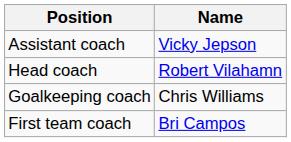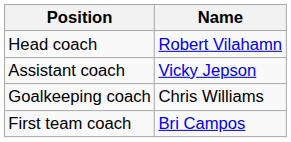rows swapped: (53, 70) <-> (67, 44)
